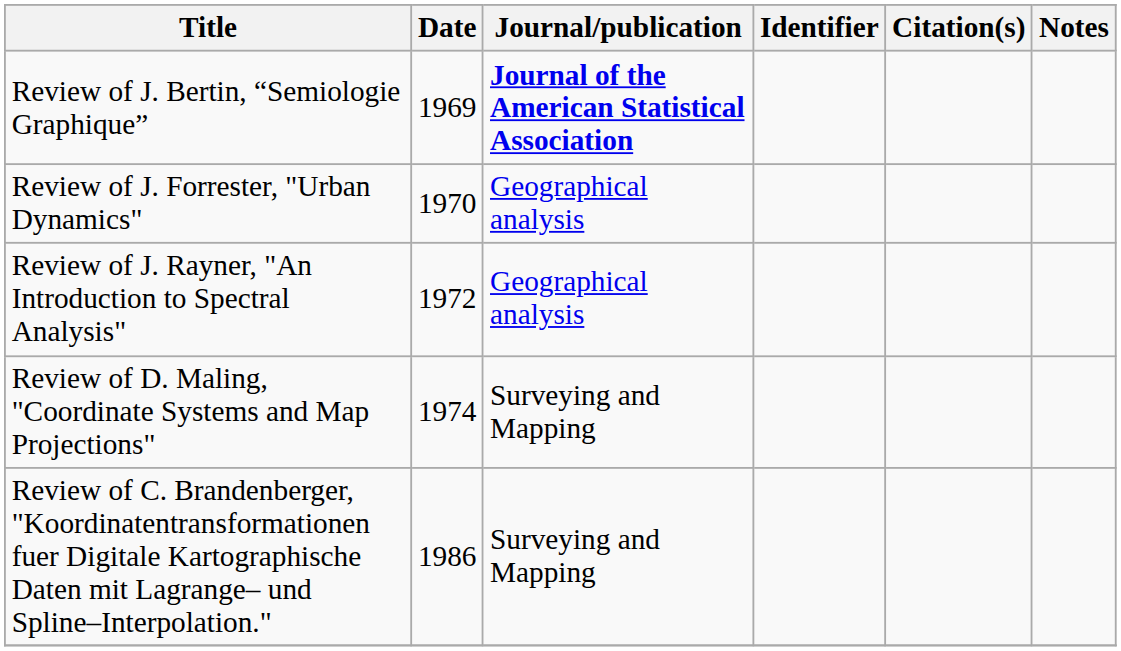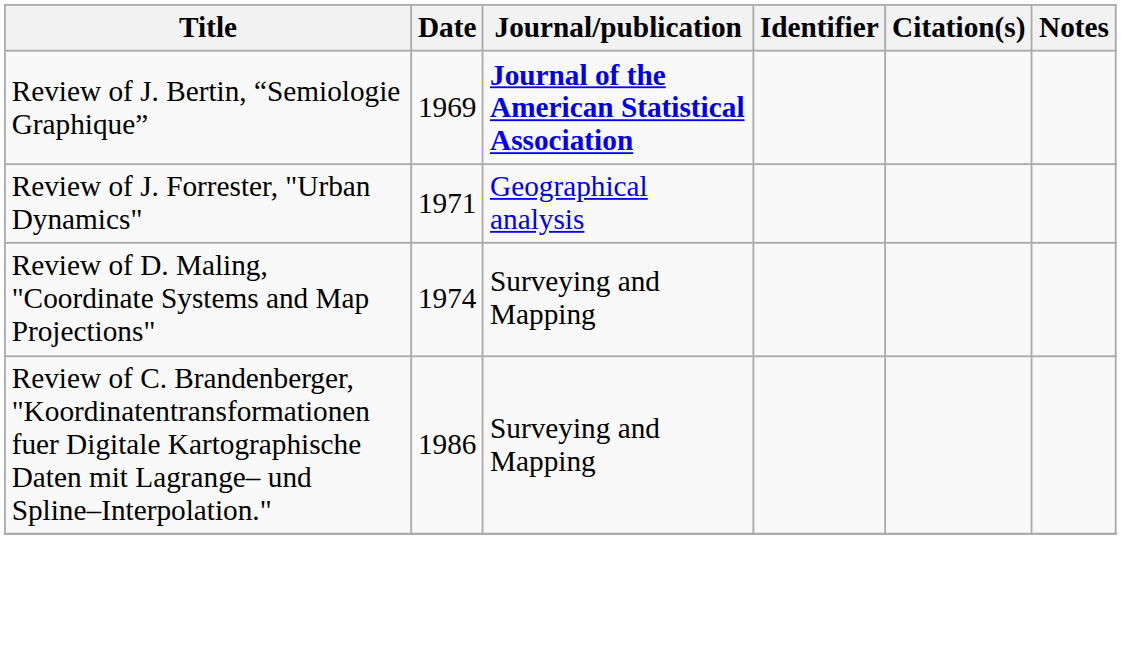(447, 202) 1970 -> (447, 202) 1971
- row: (162, 298)
